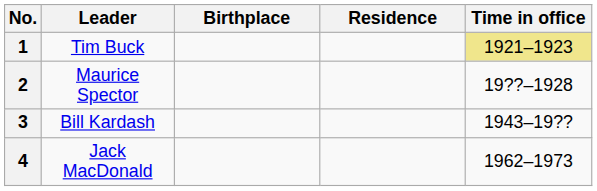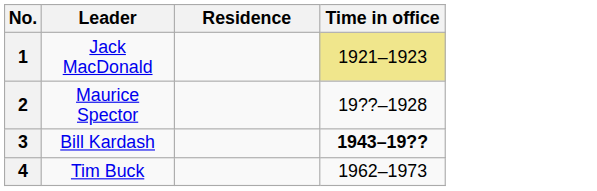- column: (247, 18)
(108, 46) Tim Buck -> (108, 56) Jack MacDonald
(528, 123) normal -> (383, 143) bold
(108, 161) Jack MacDonald -> (108, 171) Tim Buck
